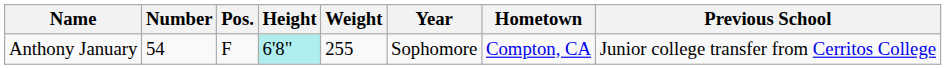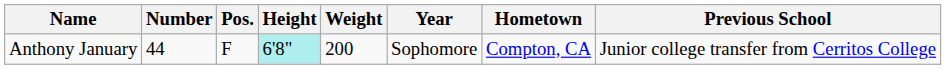(155, 49) 54 -> (155, 49) 44
(339, 49) 255 -> (339, 49) 200
